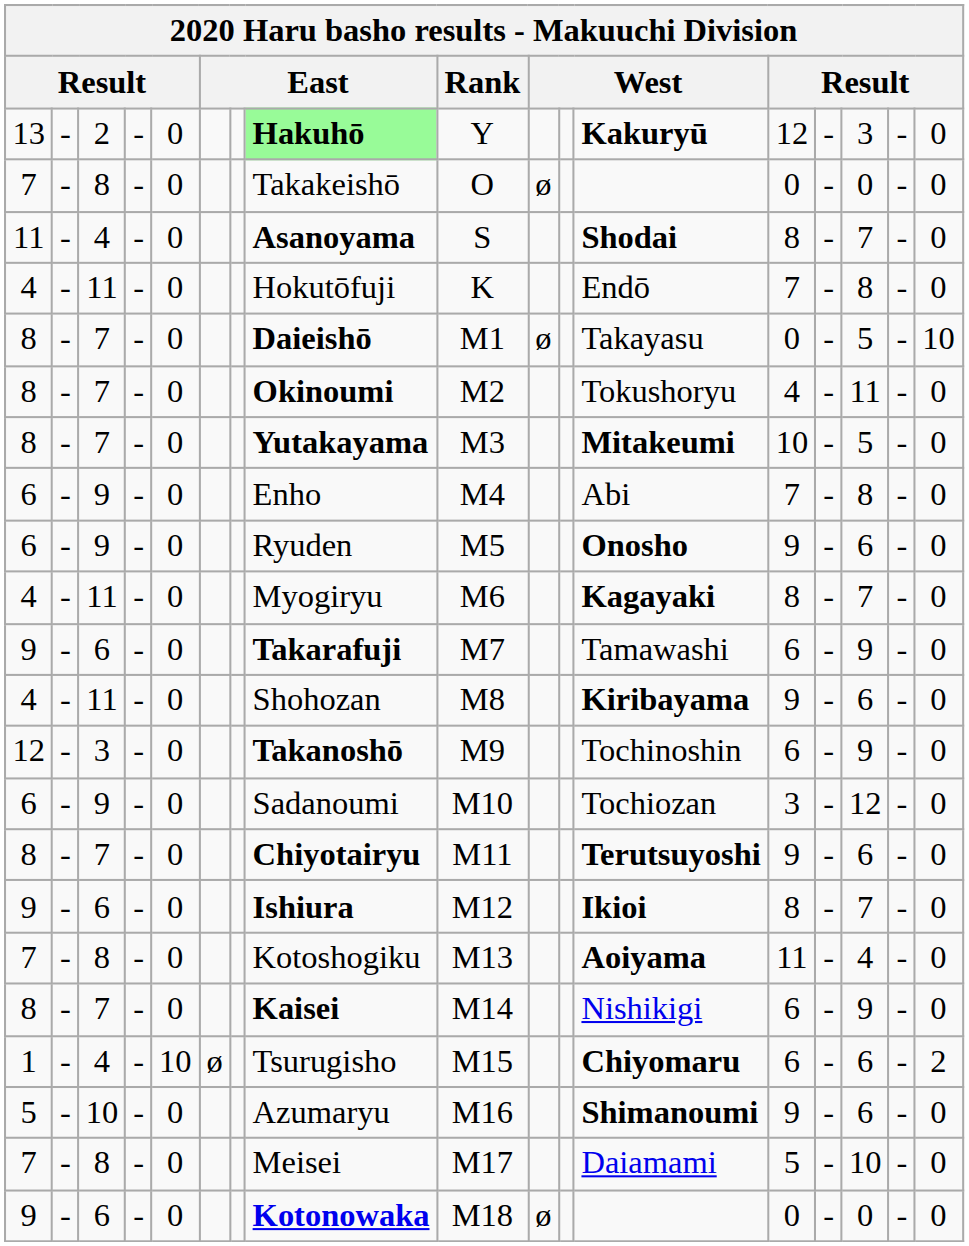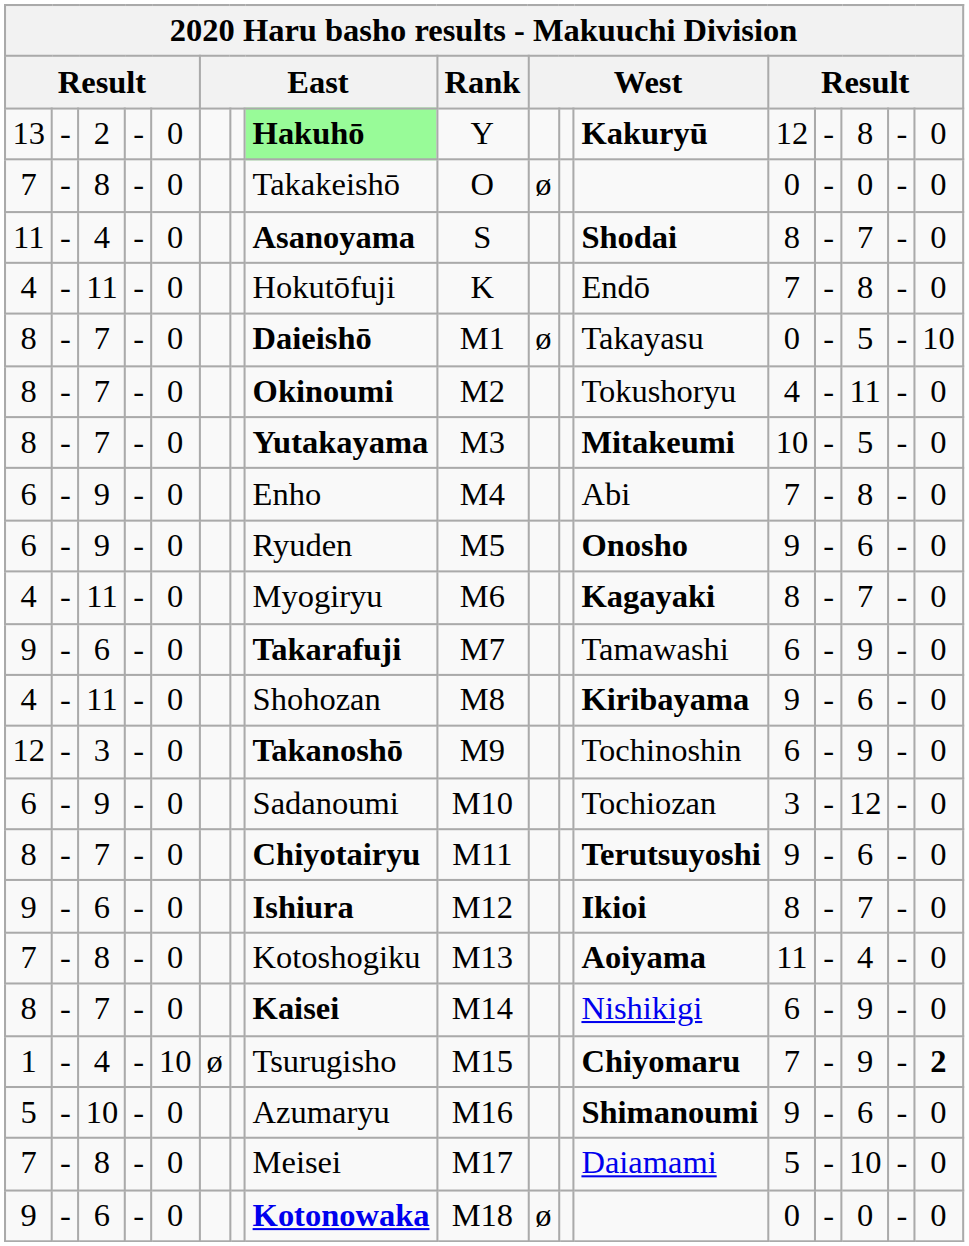(865, 133) 3 -> (865, 133) 8
(792, 1060) 6 -> (792, 1060) 7
(865, 1060) 6 -> (865, 1060) 9
(938, 1060) normal -> (938, 1060) bold
